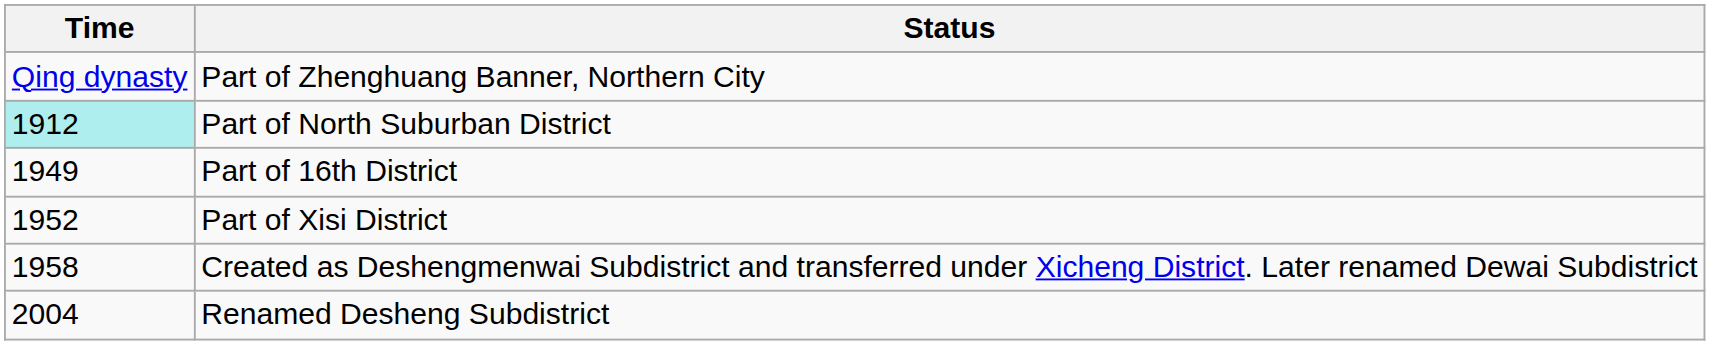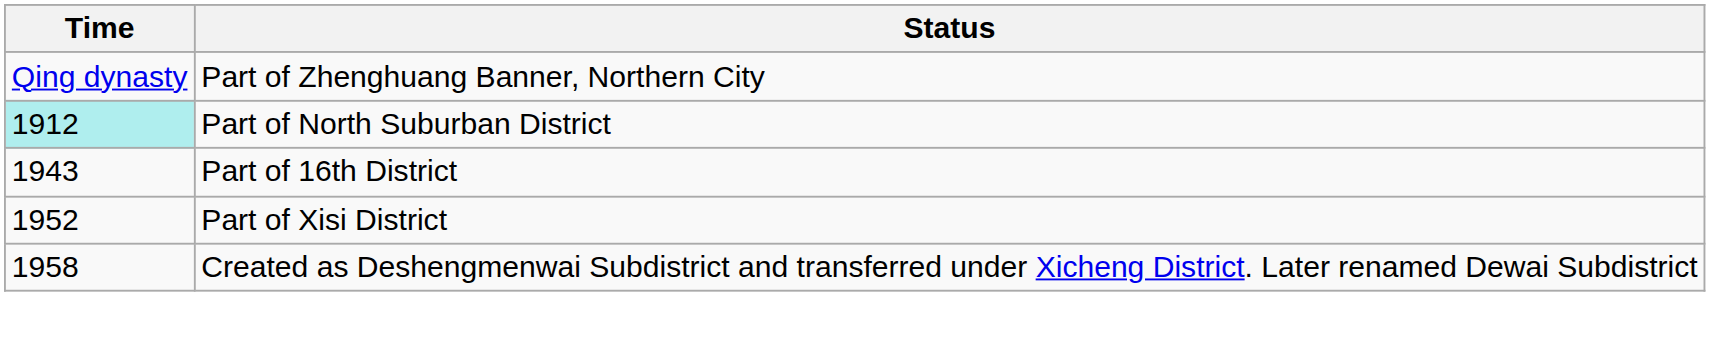(45, 171) 1949 -> (45, 171) 1943
- row: (405, 314)
